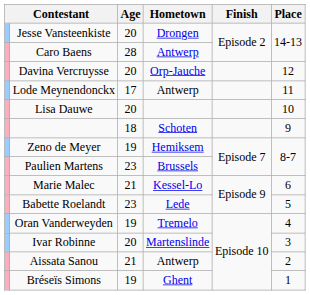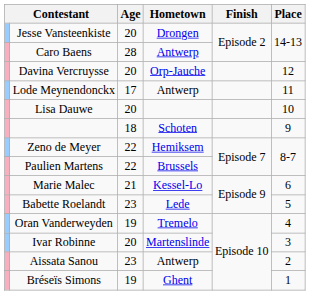(131, 147) 19 -> (131, 147) 22
(131, 166) 23 -> (131, 166) 22
(131, 261) 21 -> (131, 261) 23
